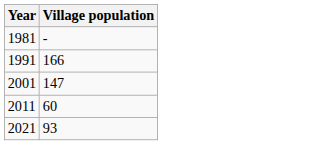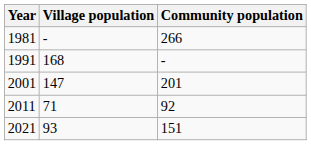+ column: (232, 15)
(53, 60) 166 -> (53, 60) 168
(50, 106) 60 -> (50, 106) 71
